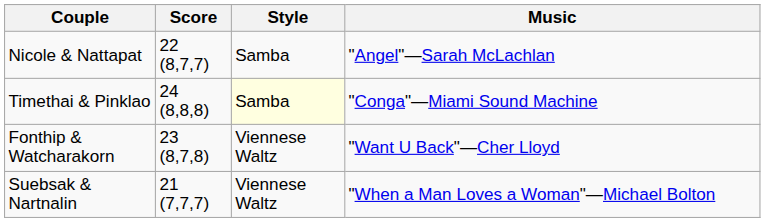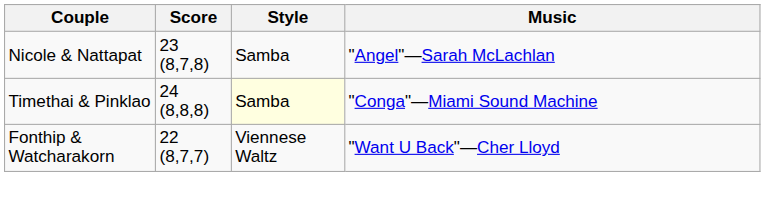(184, 54) 22 (8,7,7) -> (184, 54) 23 (8,7,8)
(184, 147) 23 (8,7,8) -> (184, 147) 22 (8,7,7)
- row: (50, 194)
